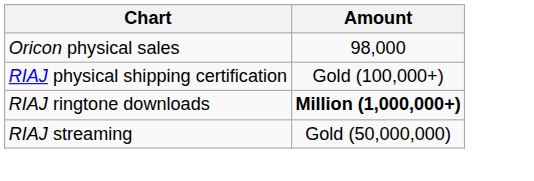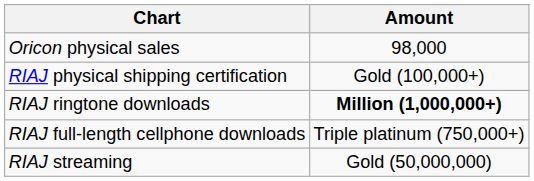+ row: (157, 133)
